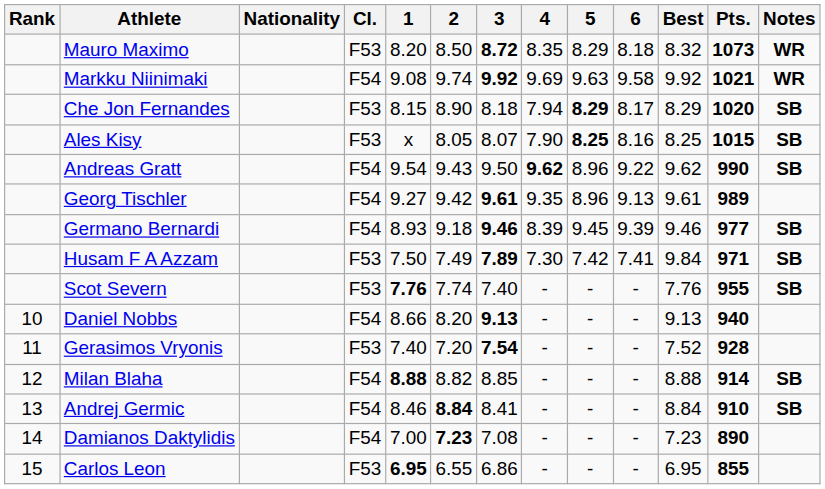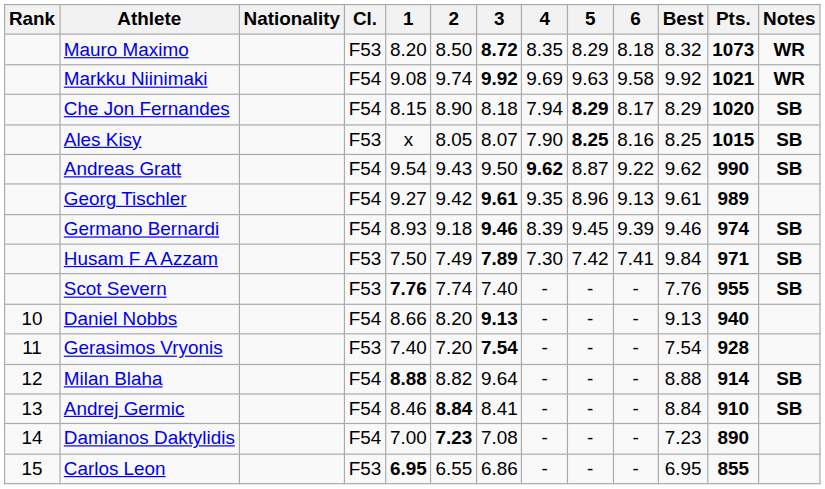(365, 109) F53 -> (365, 109) F54
(590, 169) 8.96 -> (590, 169) 8.87
(733, 229) 977 -> (733, 229) 974
(683, 348) 7.52 -> (683, 348) 7.54
(499, 378) 8.85 -> (499, 378) 9.64
